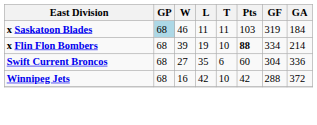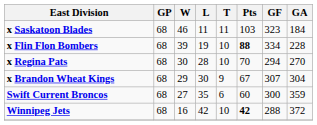(162, 29) lightblue background -> (162, 29) no background
(272, 29) 319 -> (272, 29) 323
(297, 45) 214 -> (297, 45) 228
+ row: (37, 62)
+ row: (61, 78)
(272, 62) 304 -> (272, 95) 300
(297, 62) 336 -> (297, 95) 359
(245, 78) normal -> (245, 111) bold
